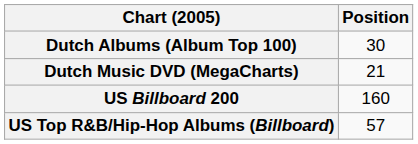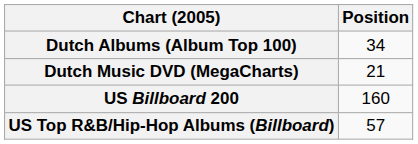(376, 44) 30 -> (376, 44) 34
